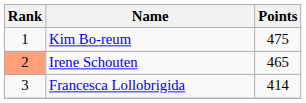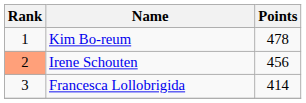(278, 39) 475 -> (278, 39) 478
(278, 62) 465 -> (278, 62) 456
